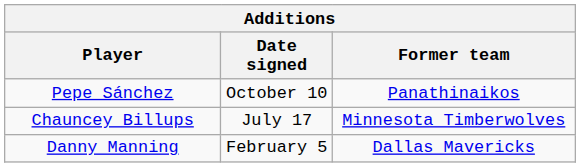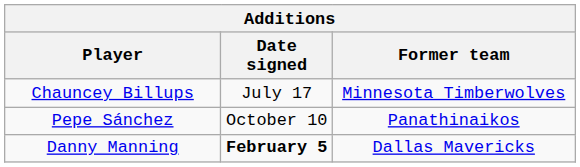rows swapped: (113, 121) <-> (113, 93)
(277, 148) normal -> (277, 148) bold
